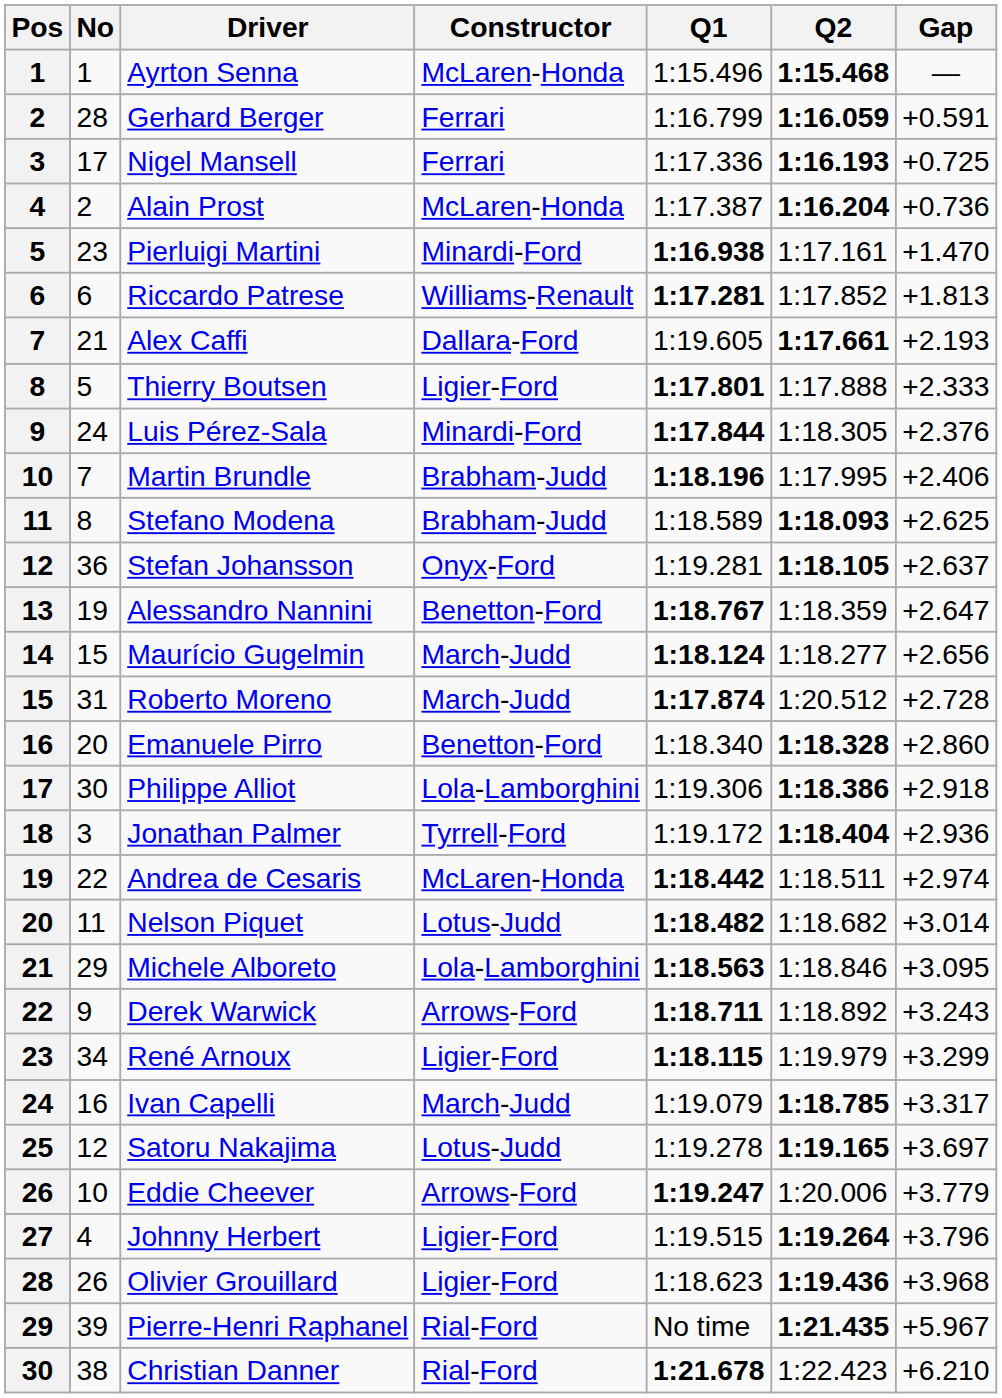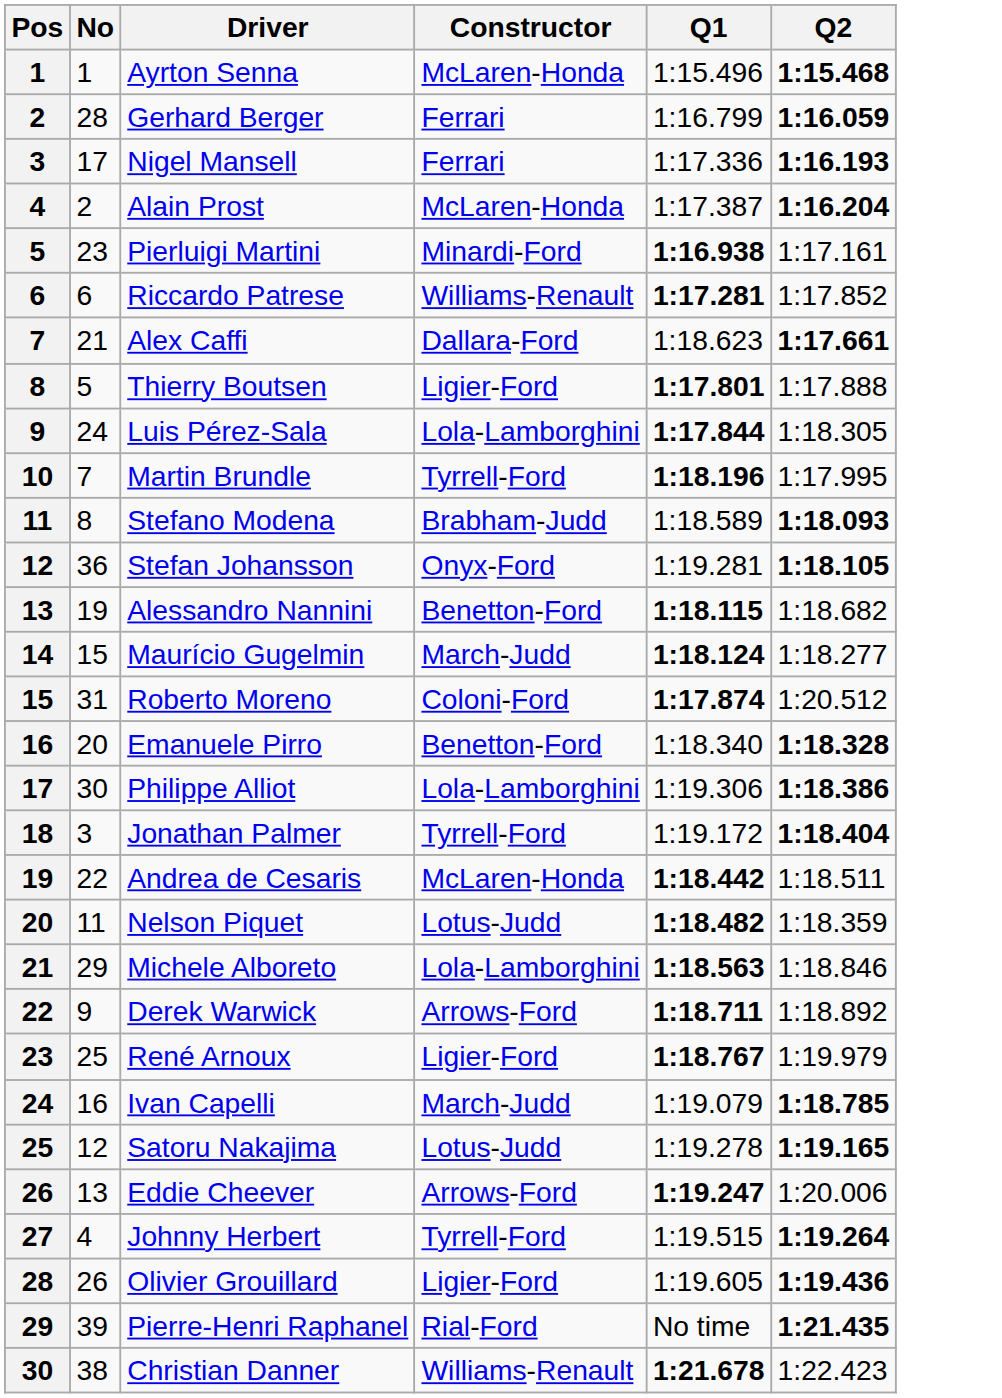- column: (946, 27)
(708, 341) 1:19.605 -> (708, 341) 1:18.623
(502, 430) Minardi-Ford -> (531, 430) Lola-Lamborghini
(514, 475) Brabham-Judd -> (494, 475) Tyrrell-Ford
(709, 609) 1:18.767 -> (708, 609) 1:18.115
(833, 609) 1:18.359 -> (833, 609) 1:18.682
(496, 699) March-Judd -> (495, 699) Coloni-Ford
(833, 923) 1:18.682 -> (833, 923) 1:18.359
(92, 1057) 34 -> (92, 1057) 25
(708, 1057) 1:18.115 -> (709, 1057) 1:18.767
(92, 1191) 10 -> (92, 1191) 13
(490, 1236) Ligier-Ford -> (494, 1236) Tyrrell-Ford
(708, 1281) 1:18.623 -> (708, 1281) 1:19.605
(480, 1370) Rial-Ford -> (527, 1370) Williams-Renault
